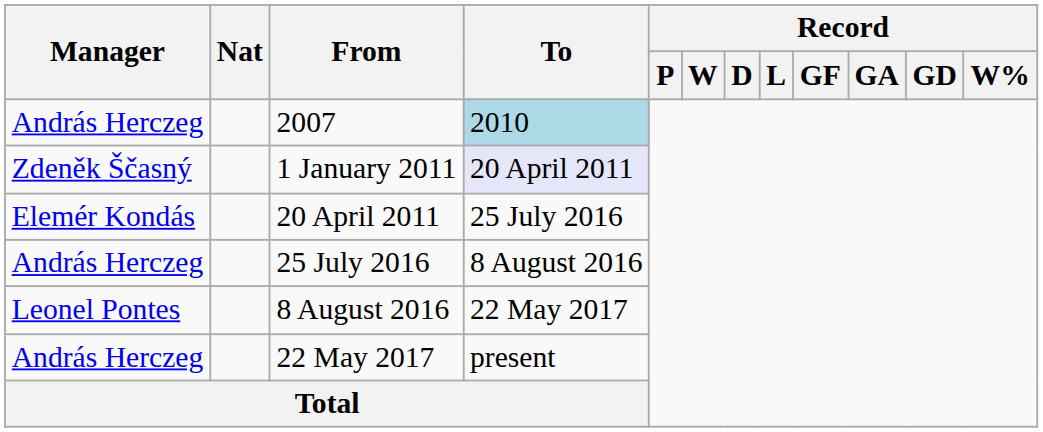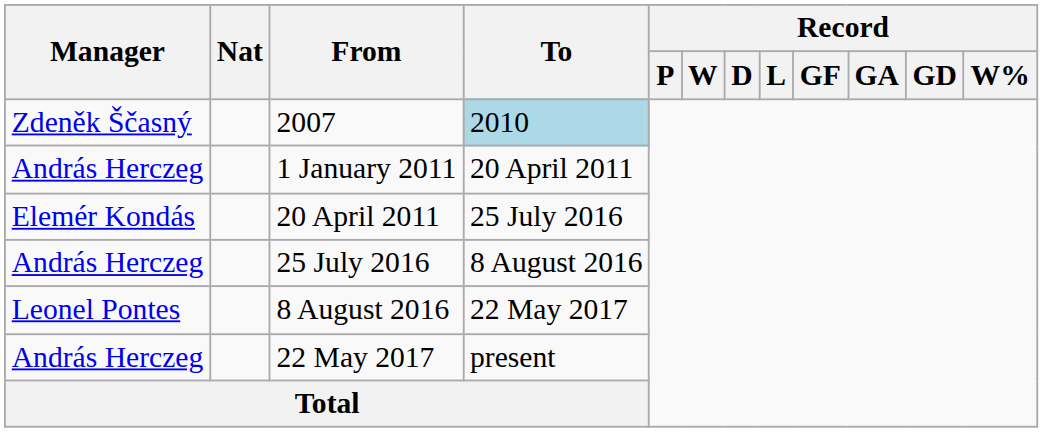(107, 121) András Herczeg -> (102, 121) Zdeněk Ščasný
(102, 168) Zdeněk Ščasný -> (107, 168) András Herczeg
(552, 168) lavender background -> (552, 168) no background
